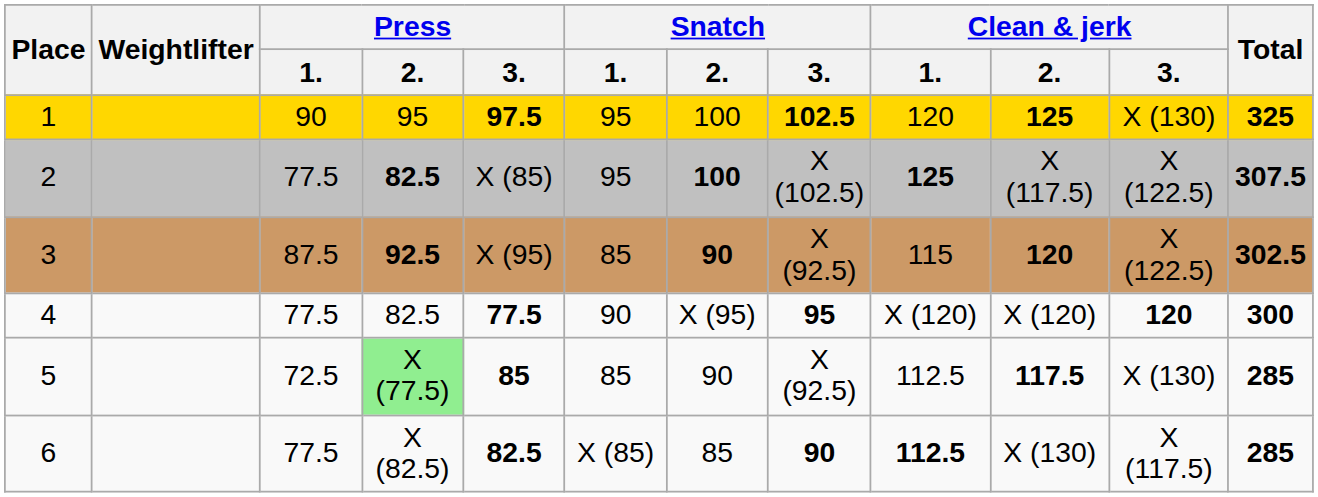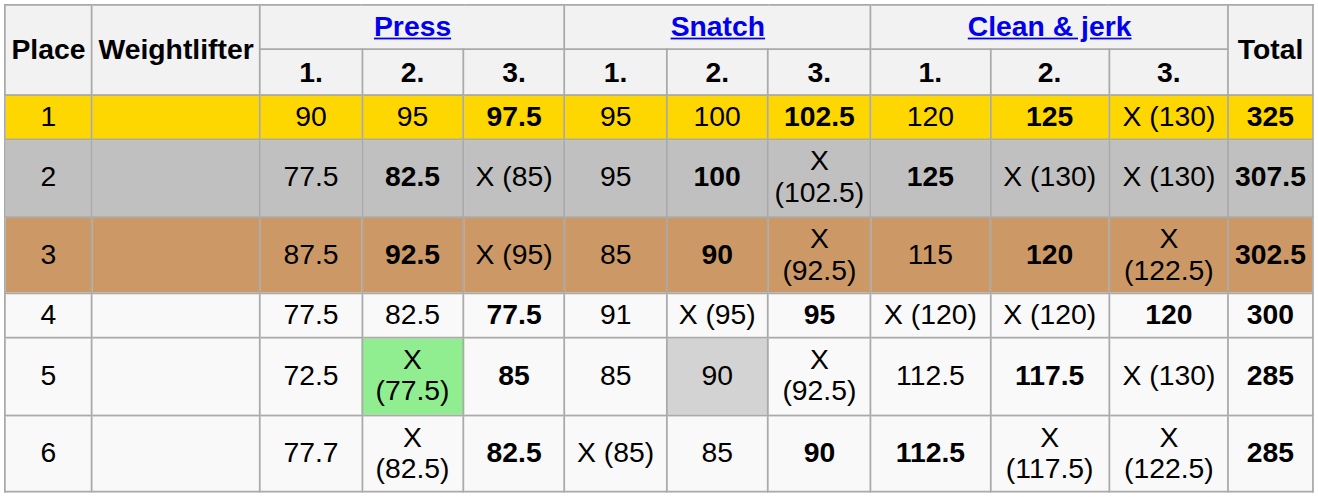(1050, 177) X (117.5) -> (1050, 177) X (130)
(1169, 177) X (122.5) -> (1169, 177) X (130)
(616, 315) 90 -> (616, 315) 91
(717, 376) no background -> (717, 376) lightgrey background
(311, 452) 77.5 -> (311, 452) 77.7
(1050, 452) X (130) -> (1050, 452) X (117.5)
(1169, 452) X (117.5) -> (1169, 452) X (122.5)
